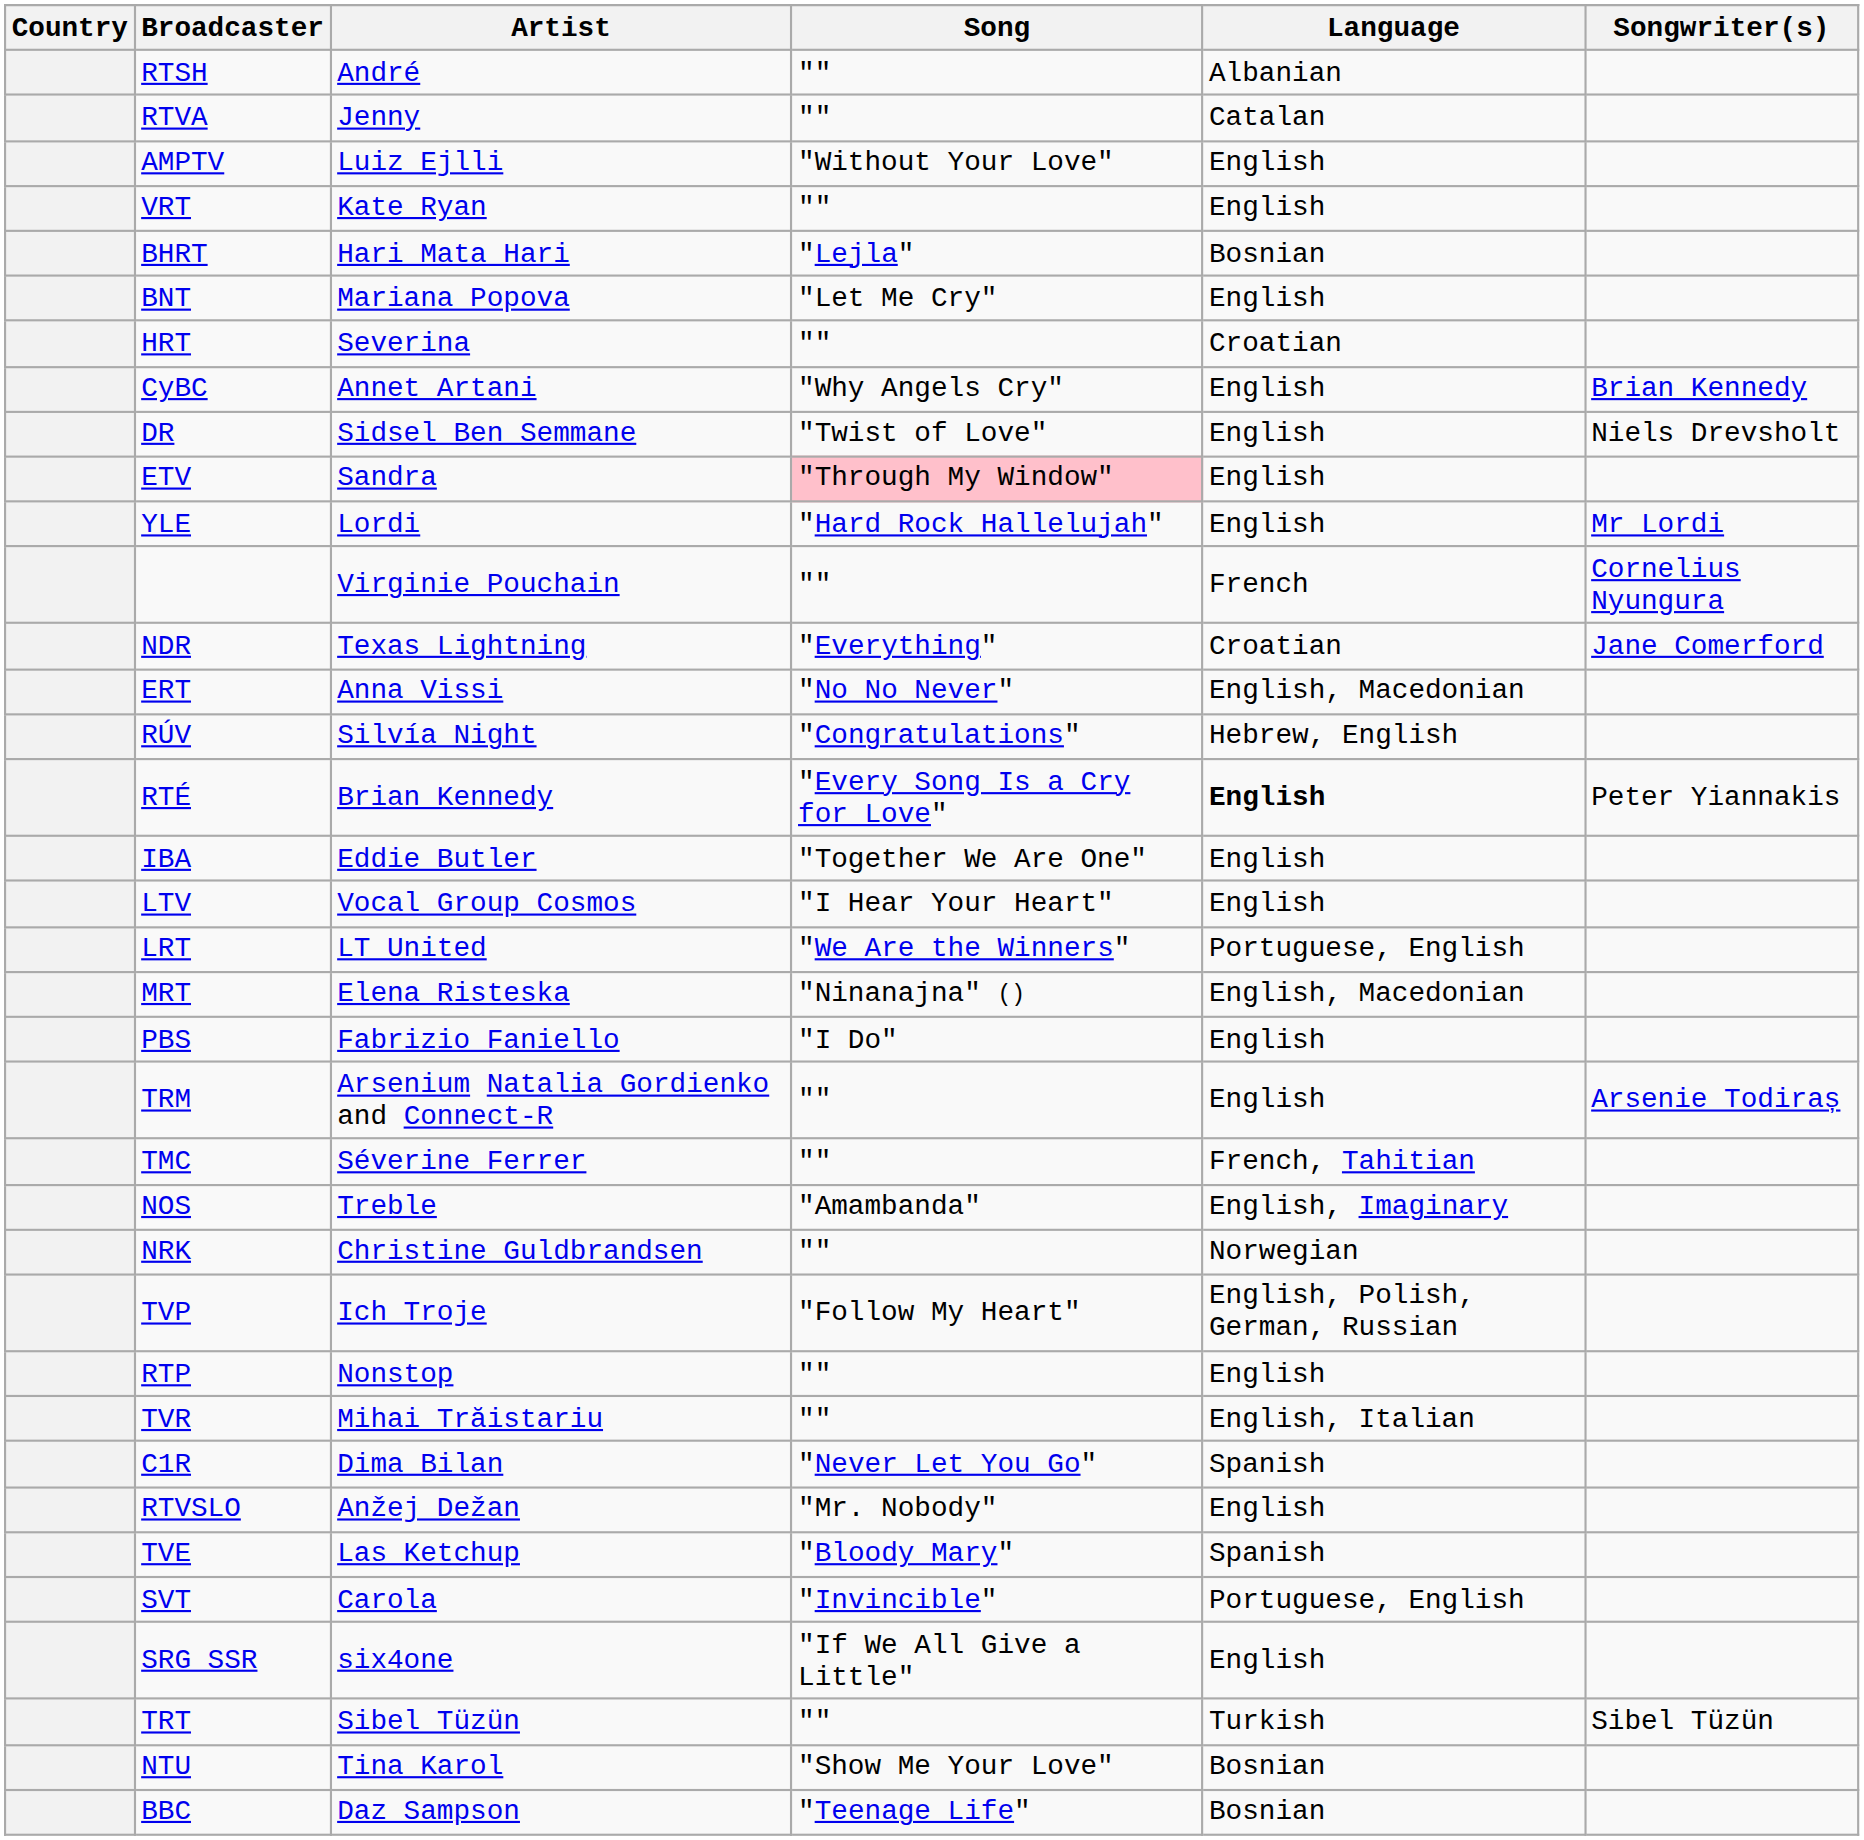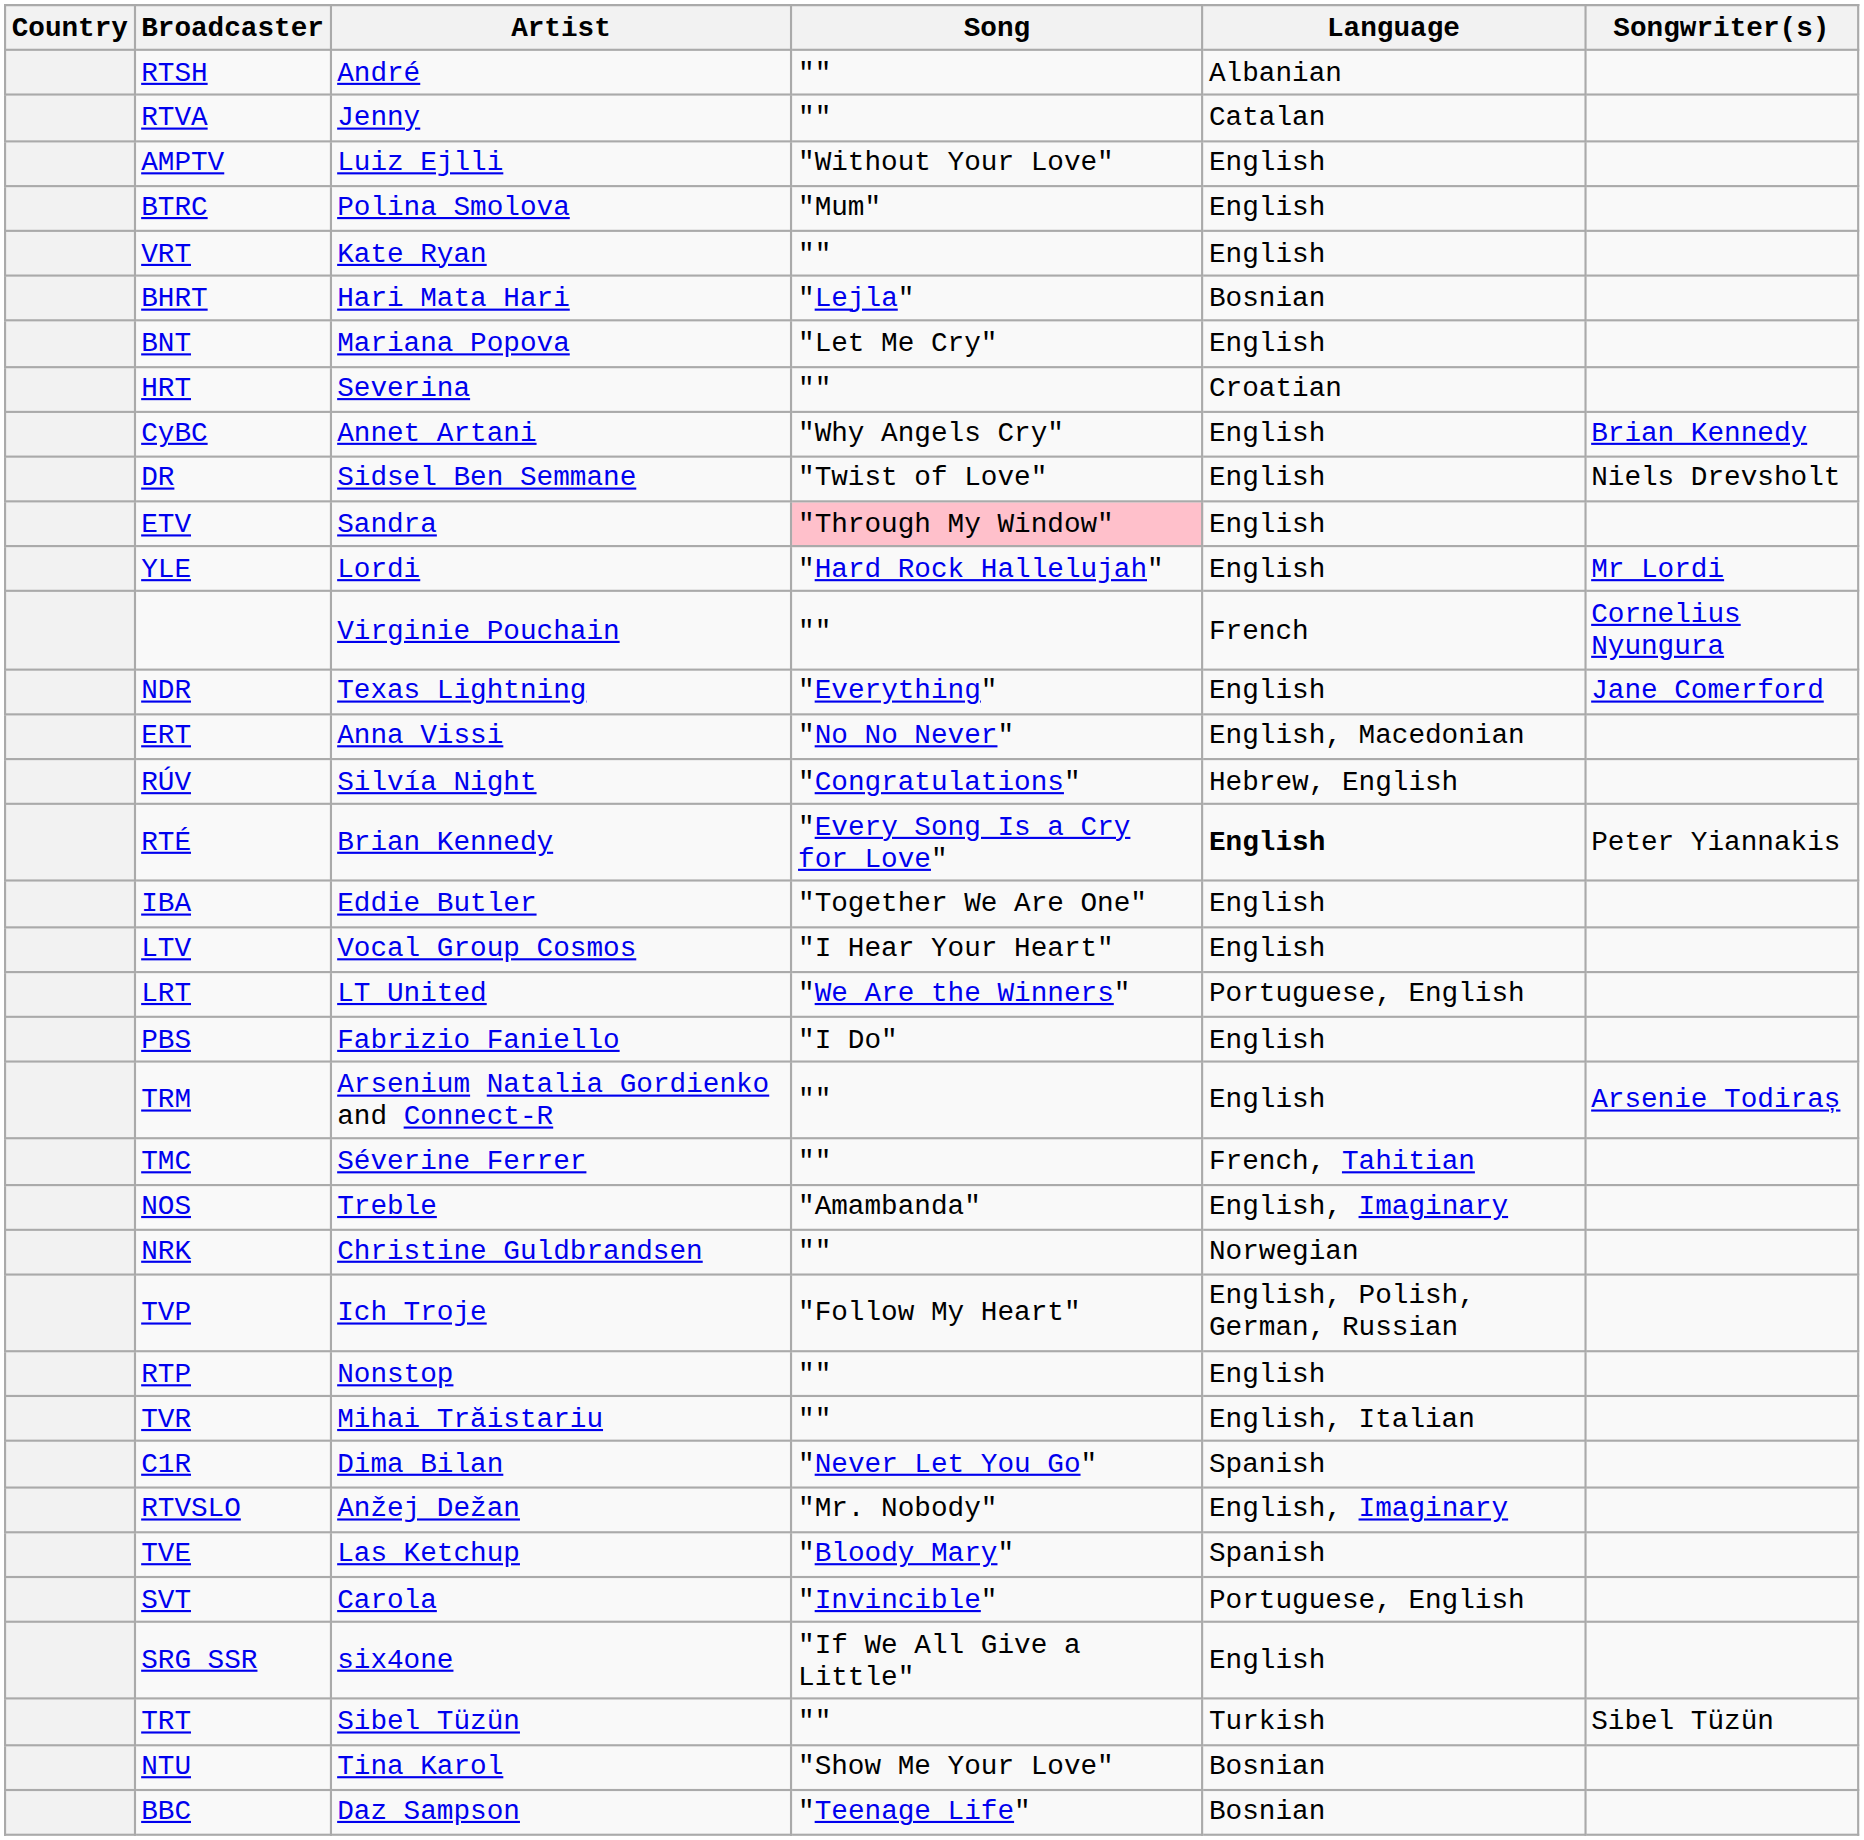+ row: (174, 208)
(1275, 646) Croatian -> (1267, 691) English
- row: (166, 994)
(1267, 1509) English -> (1359, 1509) English, Imaginary
